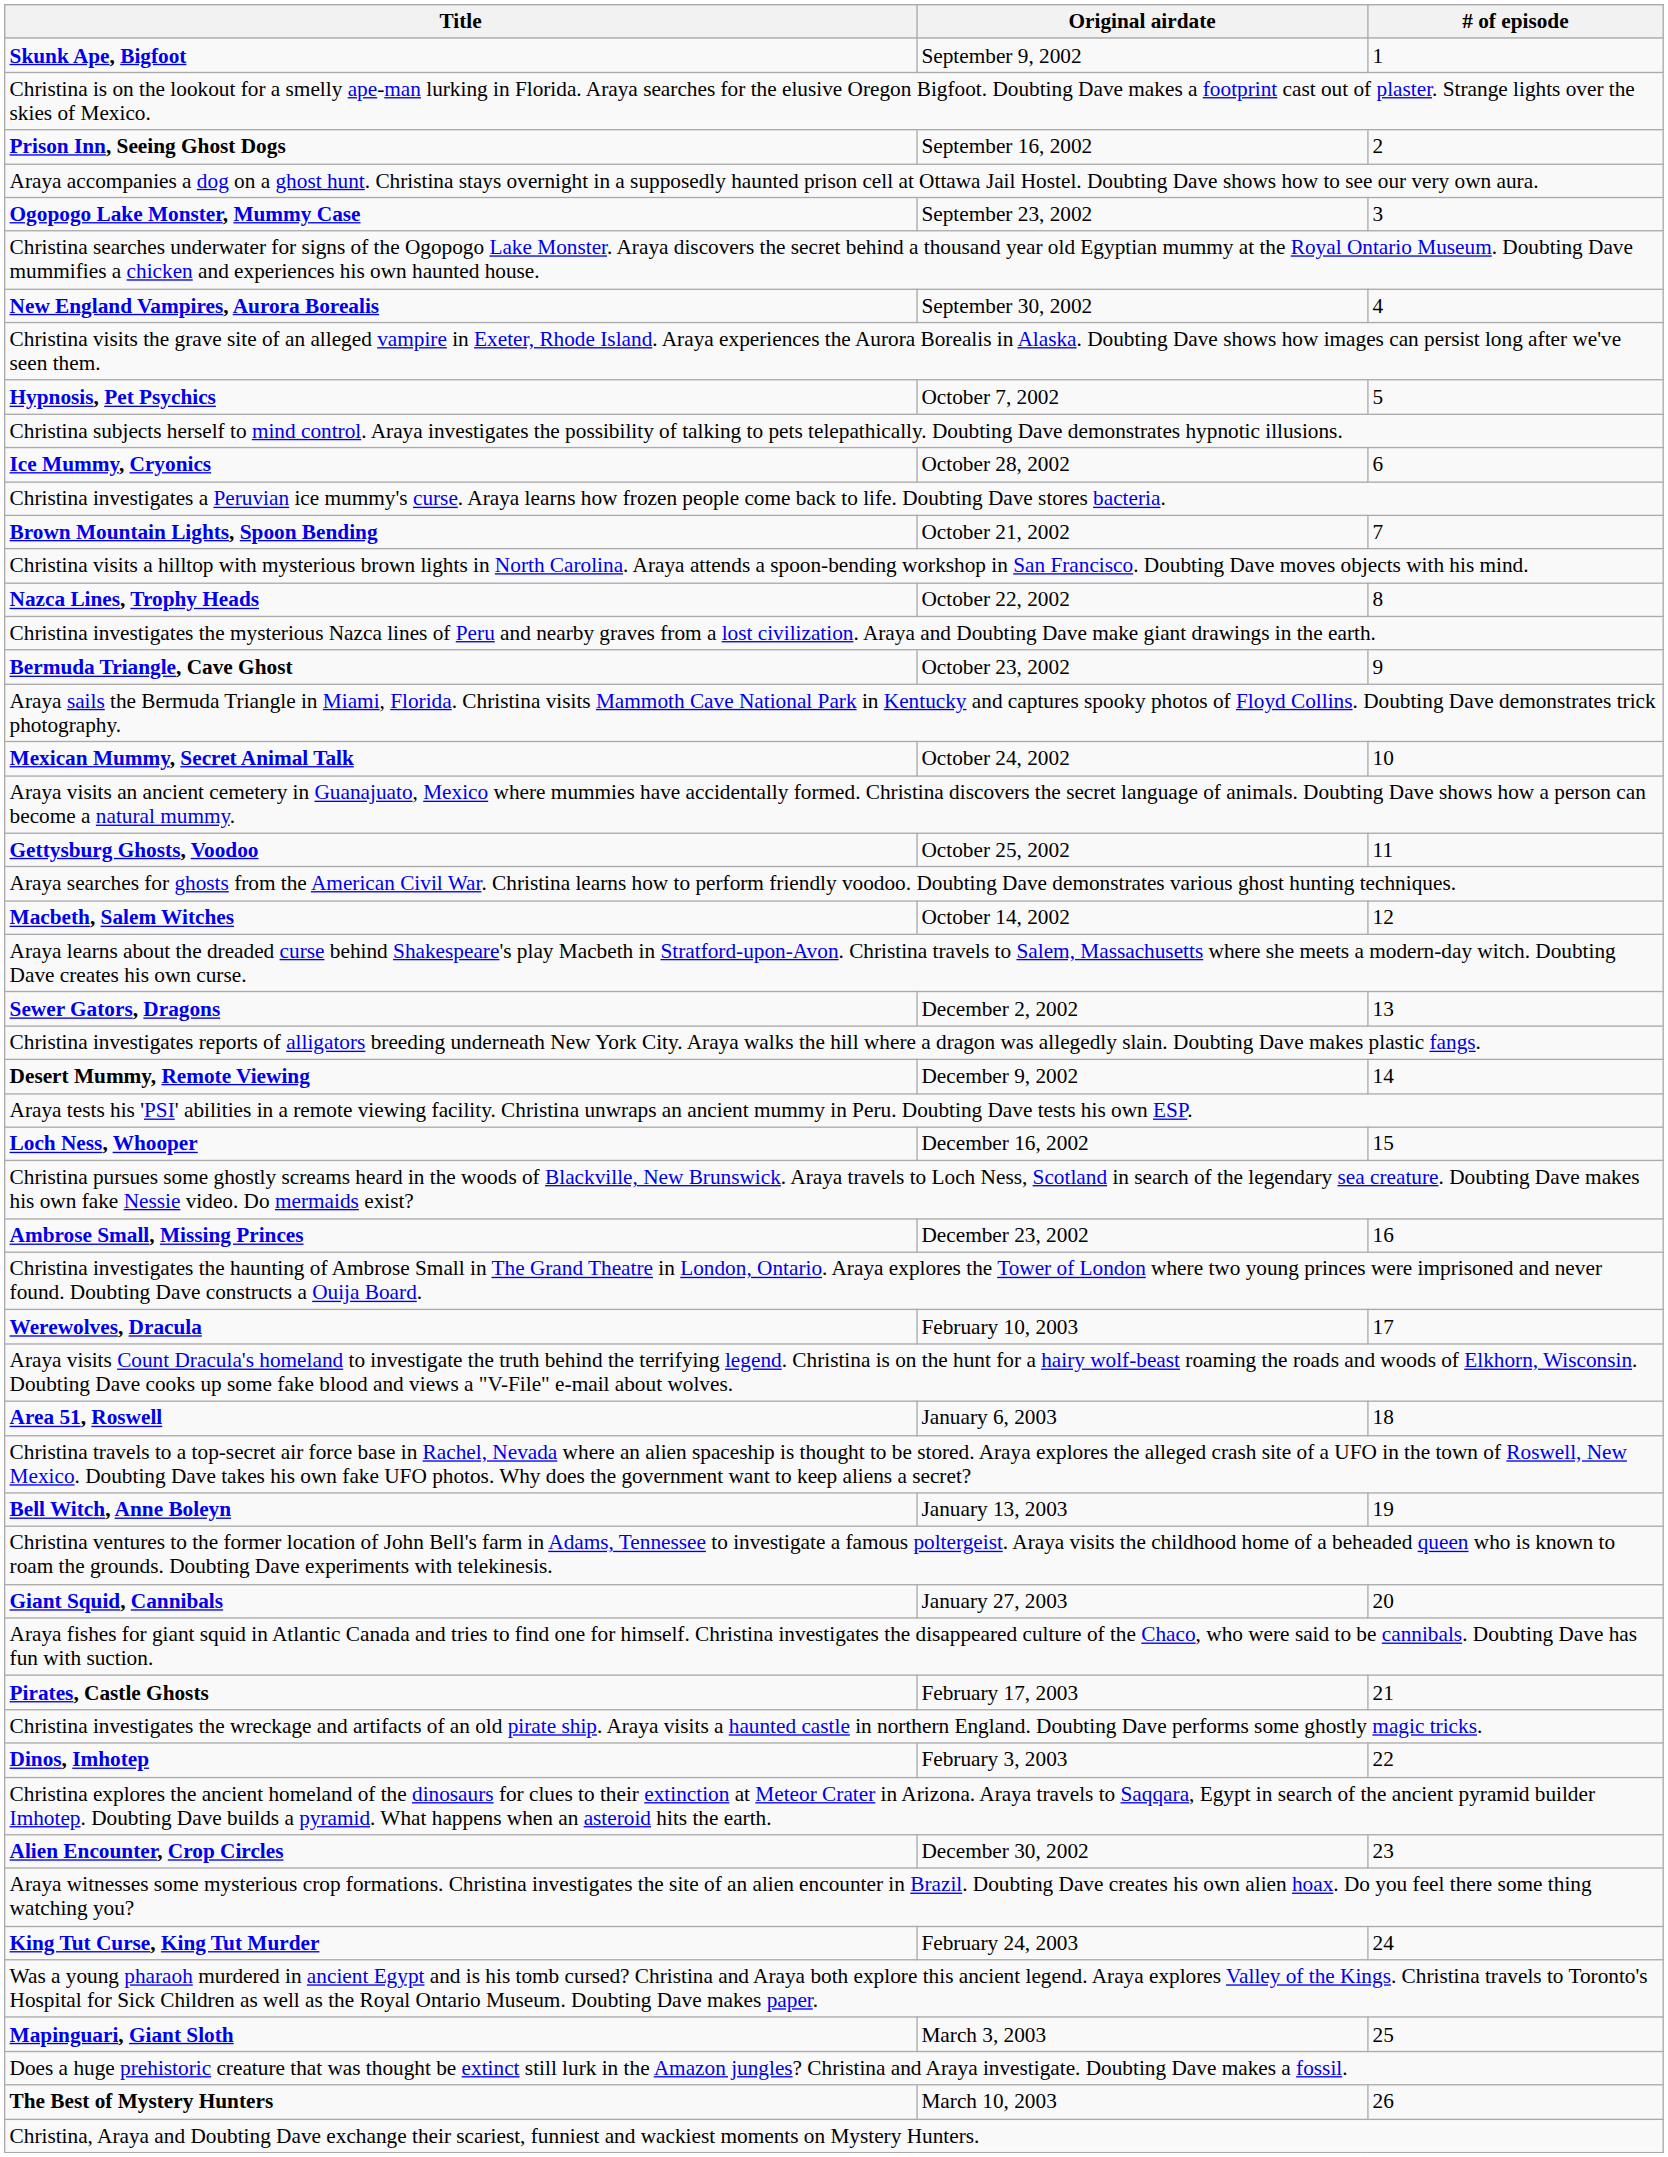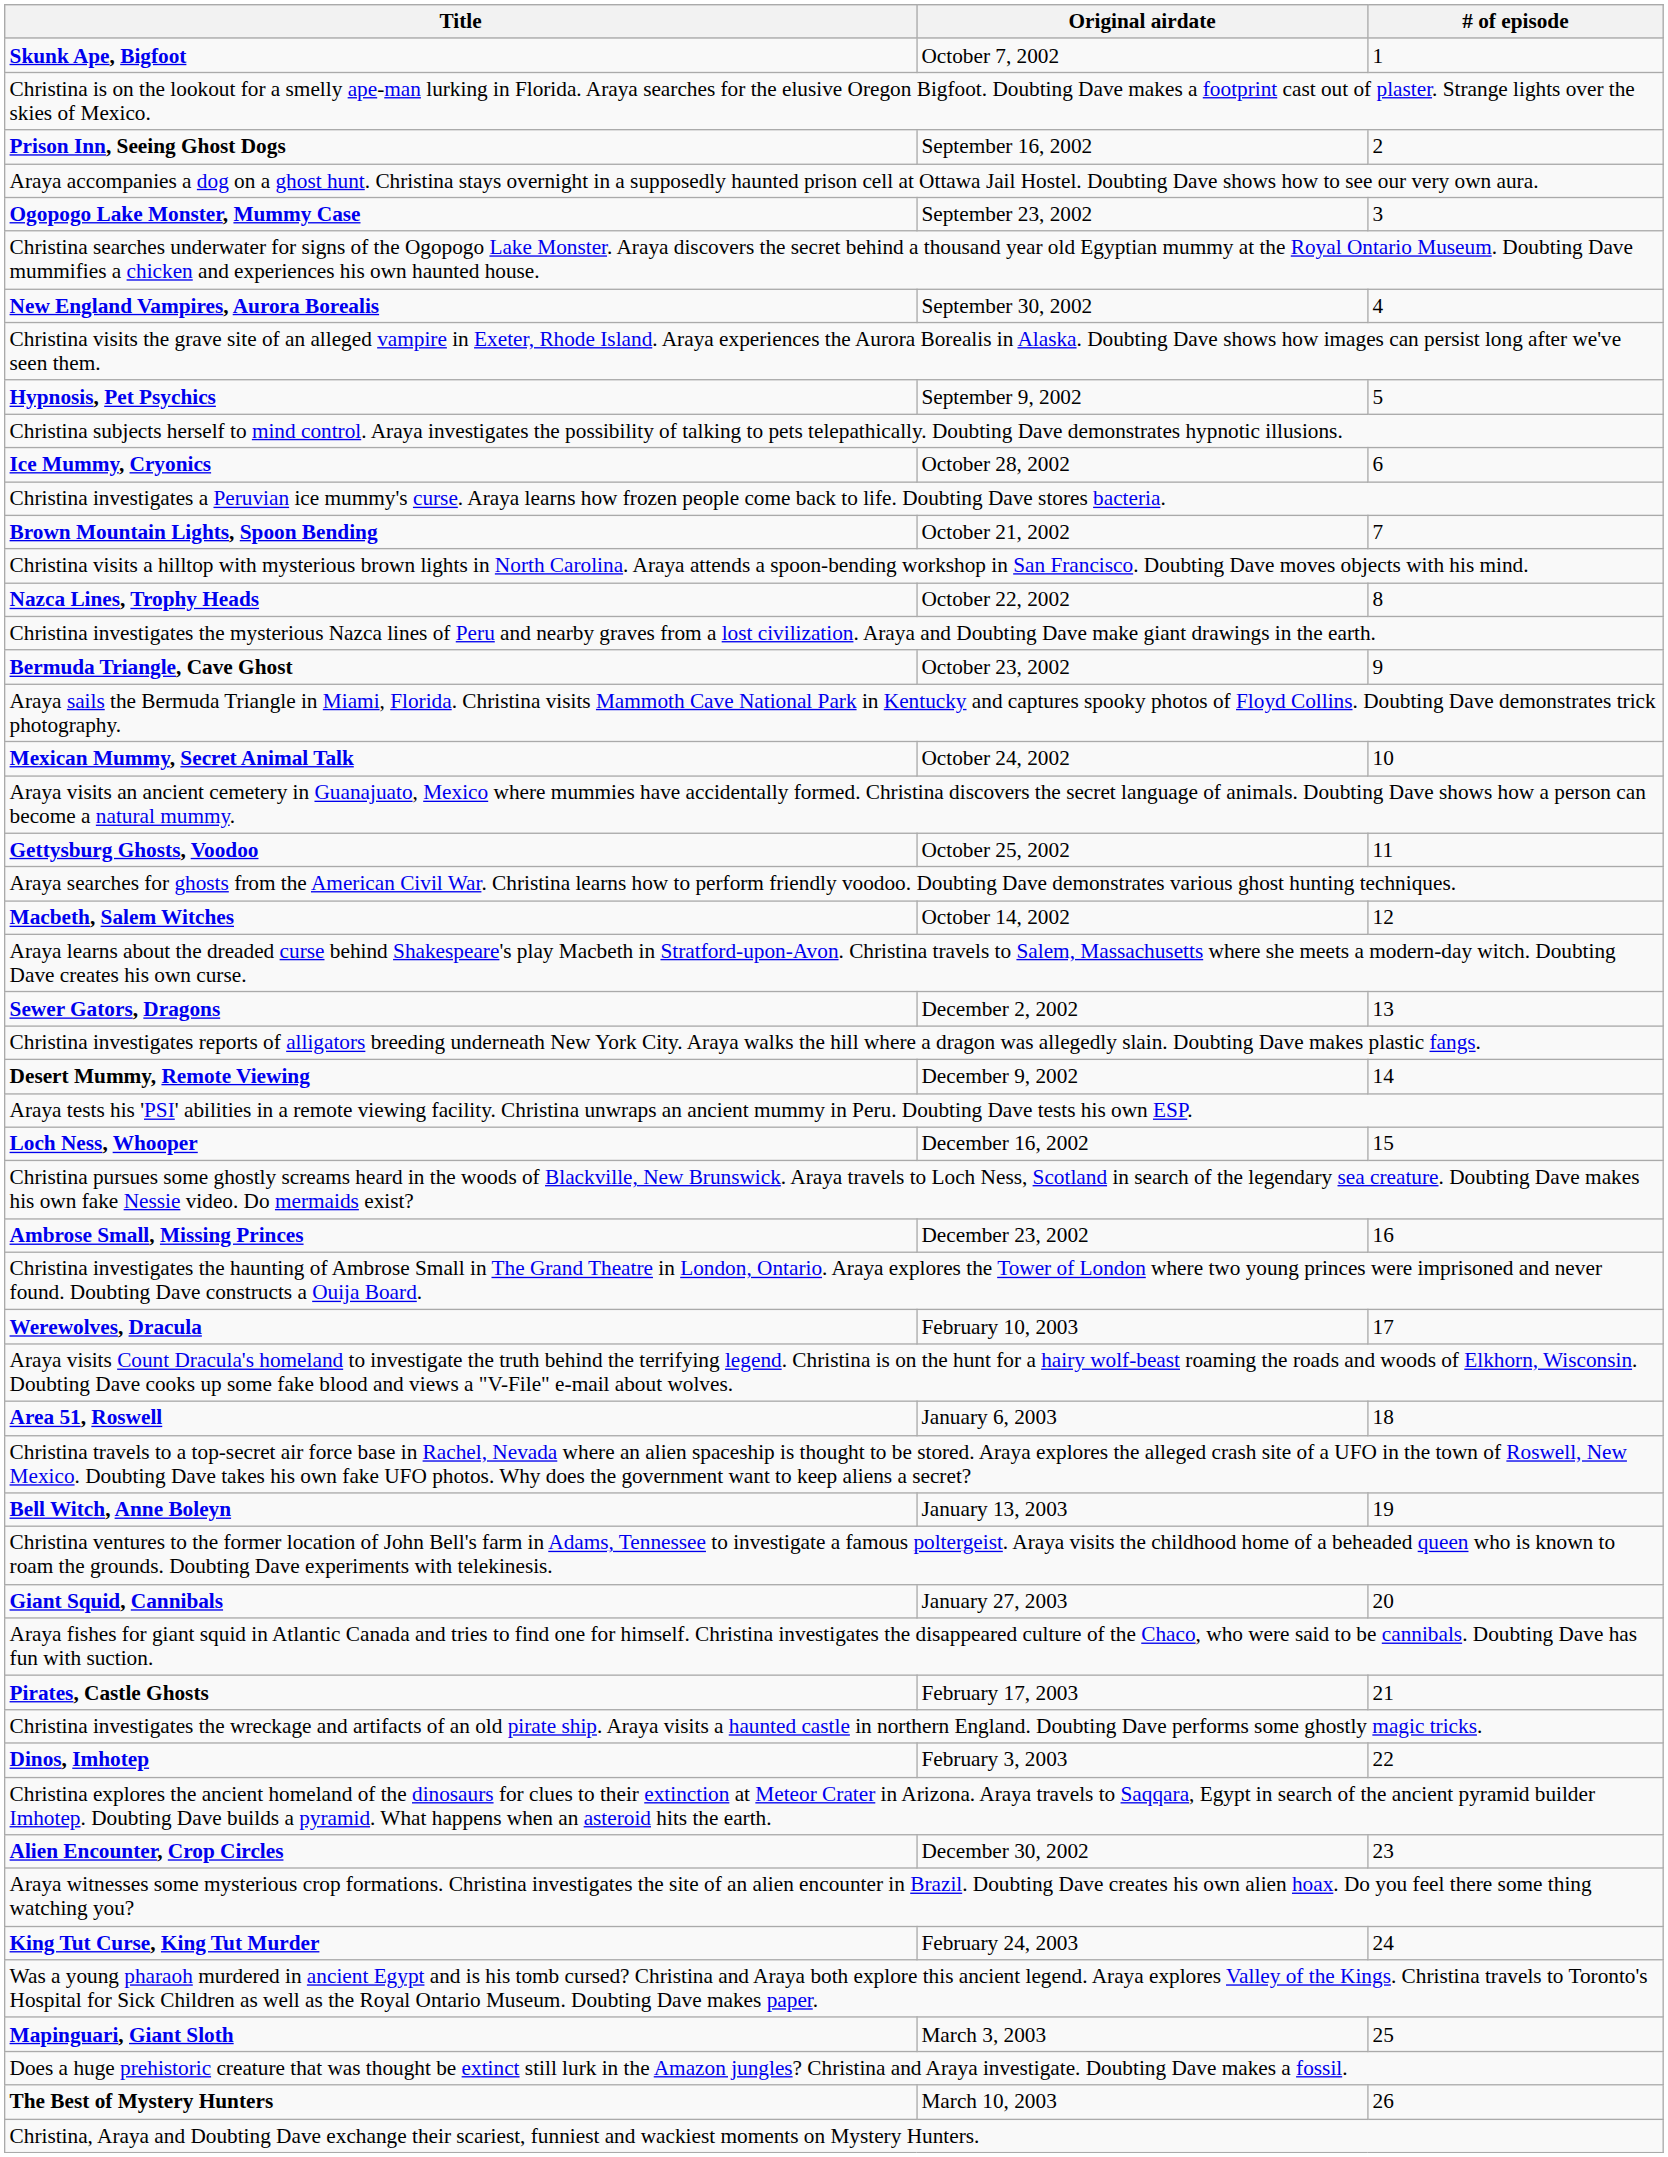(1002, 55) September 9, 2002 -> (990, 55) October 7, 2002
(990, 396) October 7, 2002 -> (1002, 396) September 9, 2002
